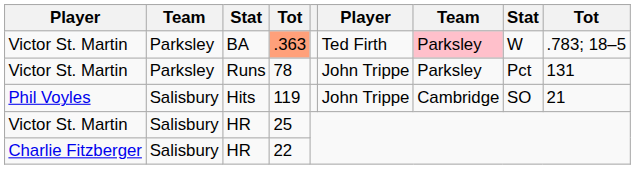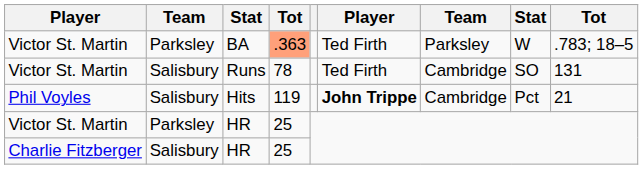(449, 44) pink background -> (457, 44) no background
(182, 71) Parksley -> (184, 71) Salisbury
(366, 71) John Trippe -> (354, 71) Ted Firth
(449, 71) Parksley -> (466, 71) Cambridge
(519, 71) Pct -> (527, 71) SO
(366, 97) normal -> (369, 97) bold
(519, 97) SO -> (527, 97) Pct
(184, 124) Salisbury -> (182, 124) Parksley
(283, 151) 22 -> (283, 151) 25
